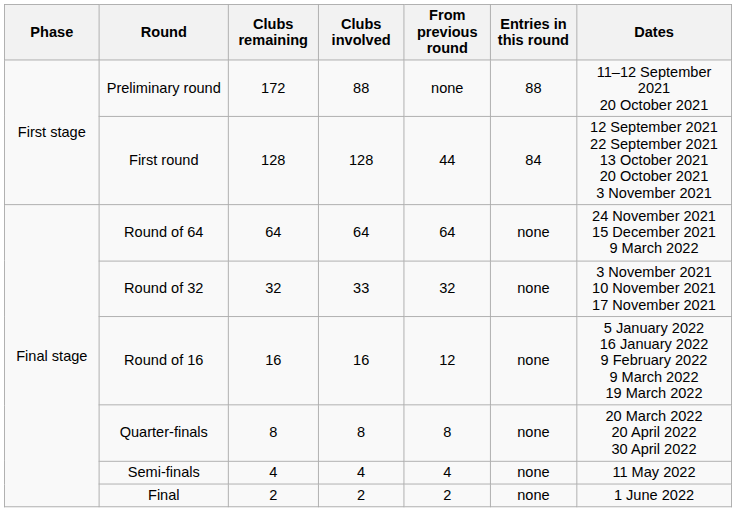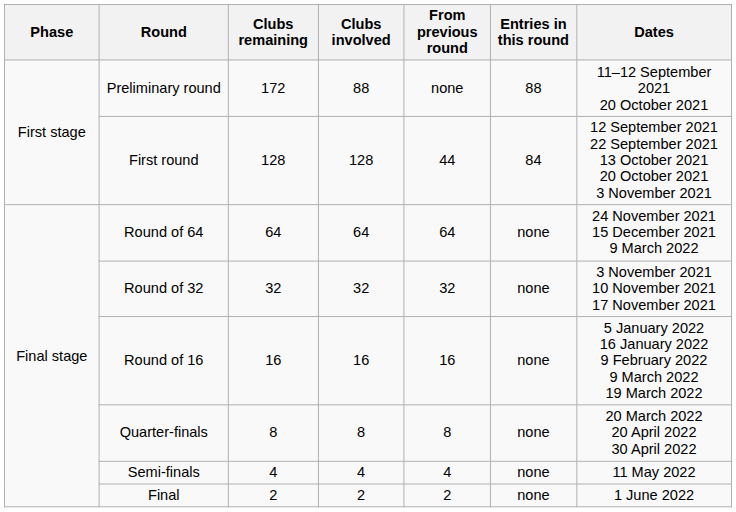(361, 288) 33 -> (361, 288) 32
(447, 360) 12 -> (447, 360) 16
